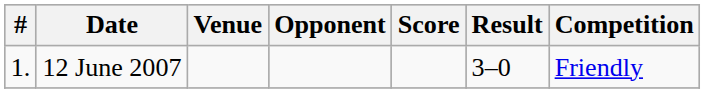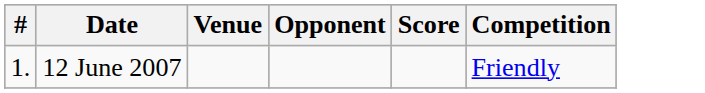- column: (507, 25)
